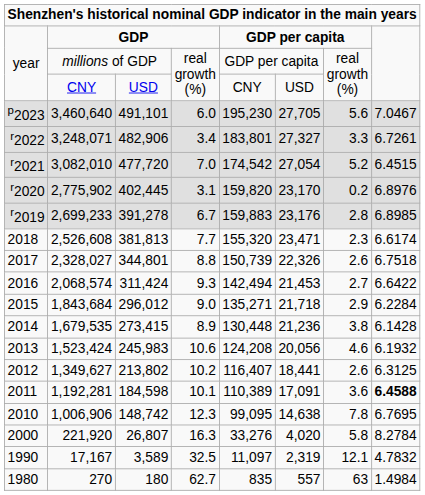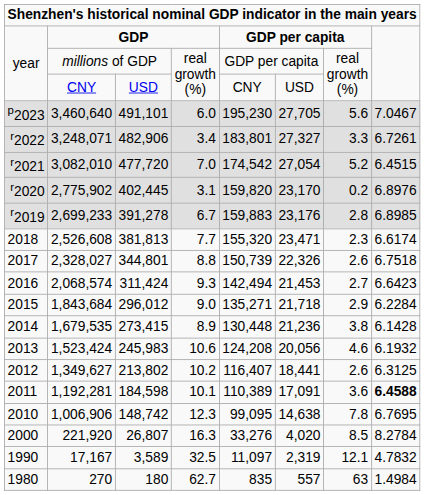(396, 283) 6.6422 -> (396, 283) 6.6423
(359, 435) 5.8 -> (359, 435) 8.5
